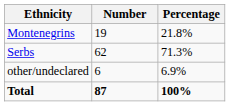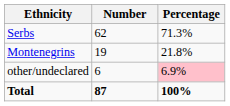rows swapped: (21, 52) <-> (41, 33)
(174, 71) no background -> (174, 71) pink background
